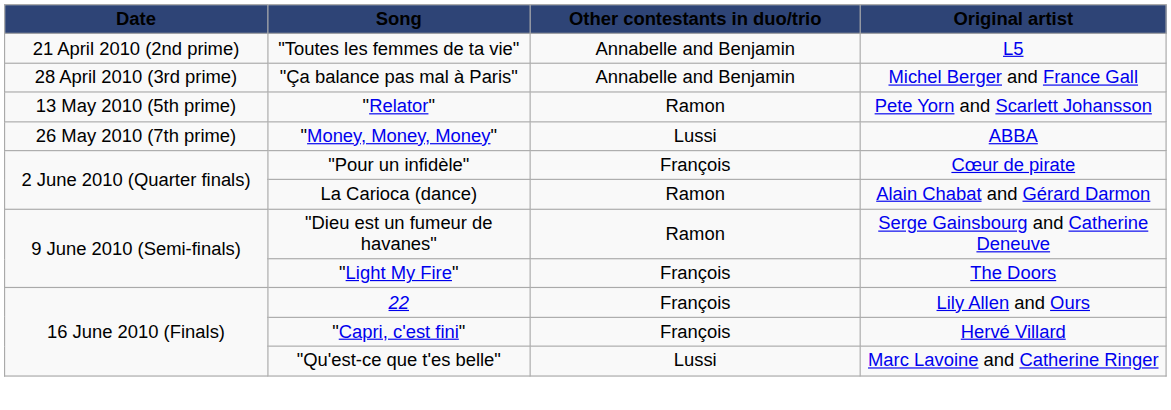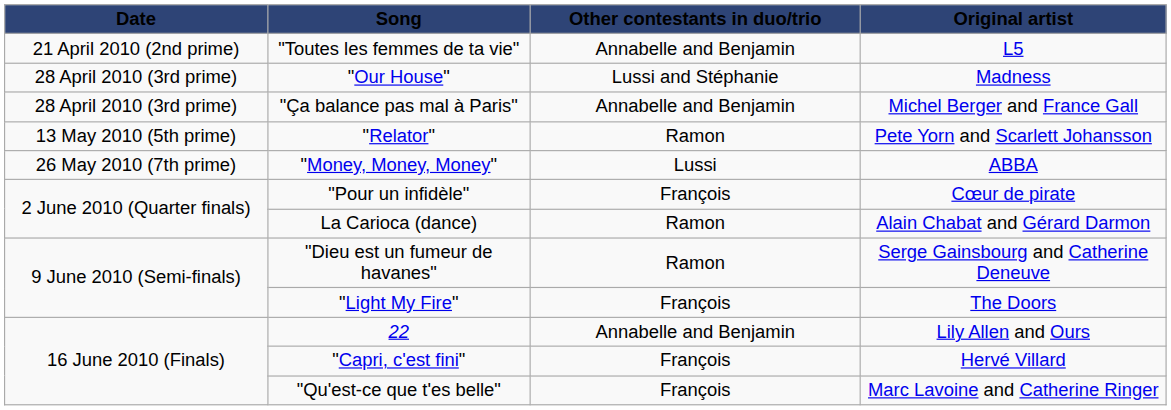+ row: (399, 77)
(695, 302) François -> (695, 331) Annabelle and Benjamin
(695, 360) Lussi -> (695, 389) François
